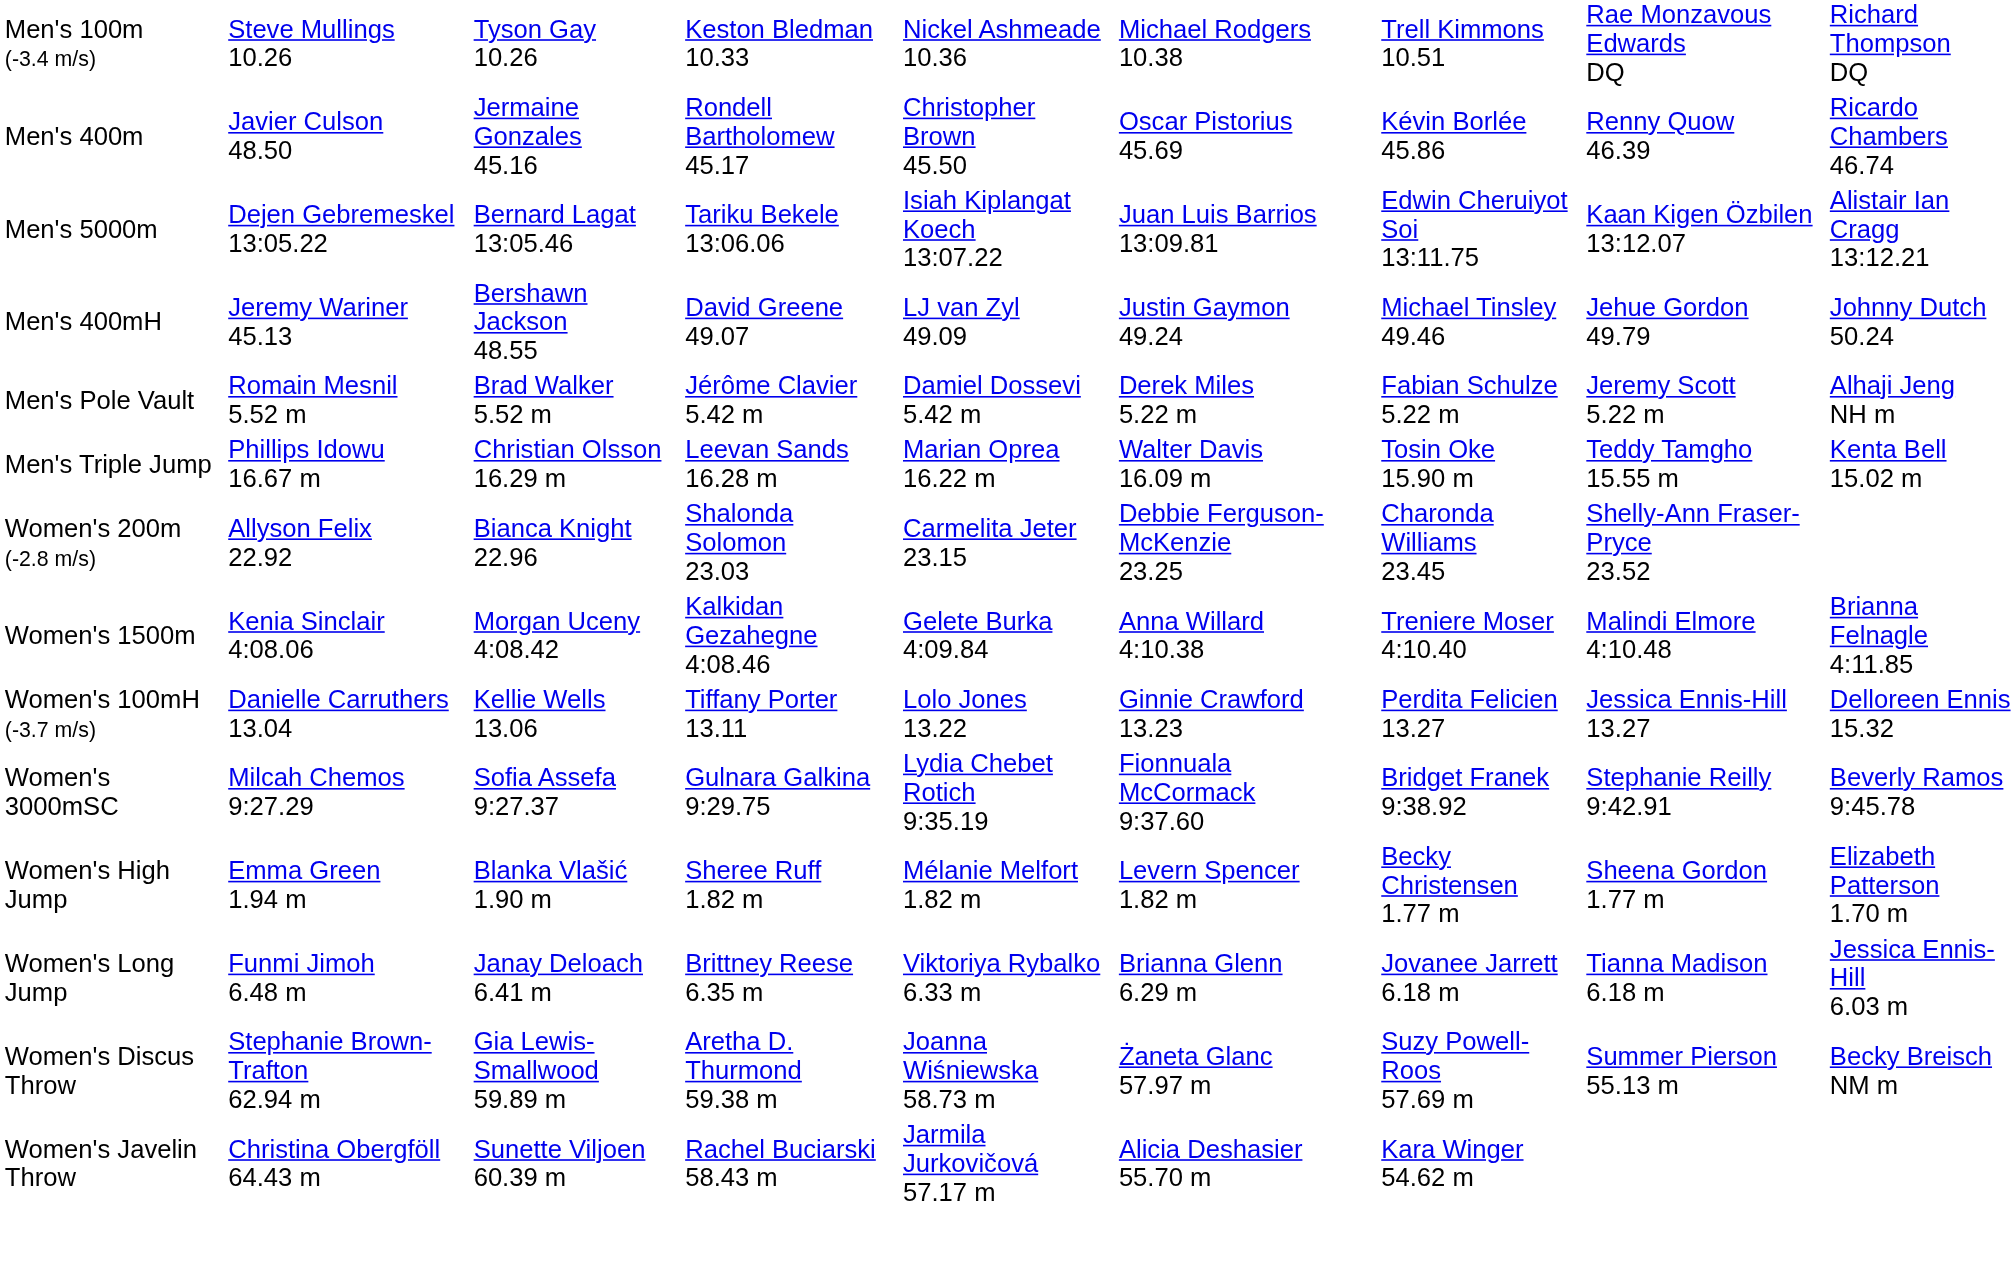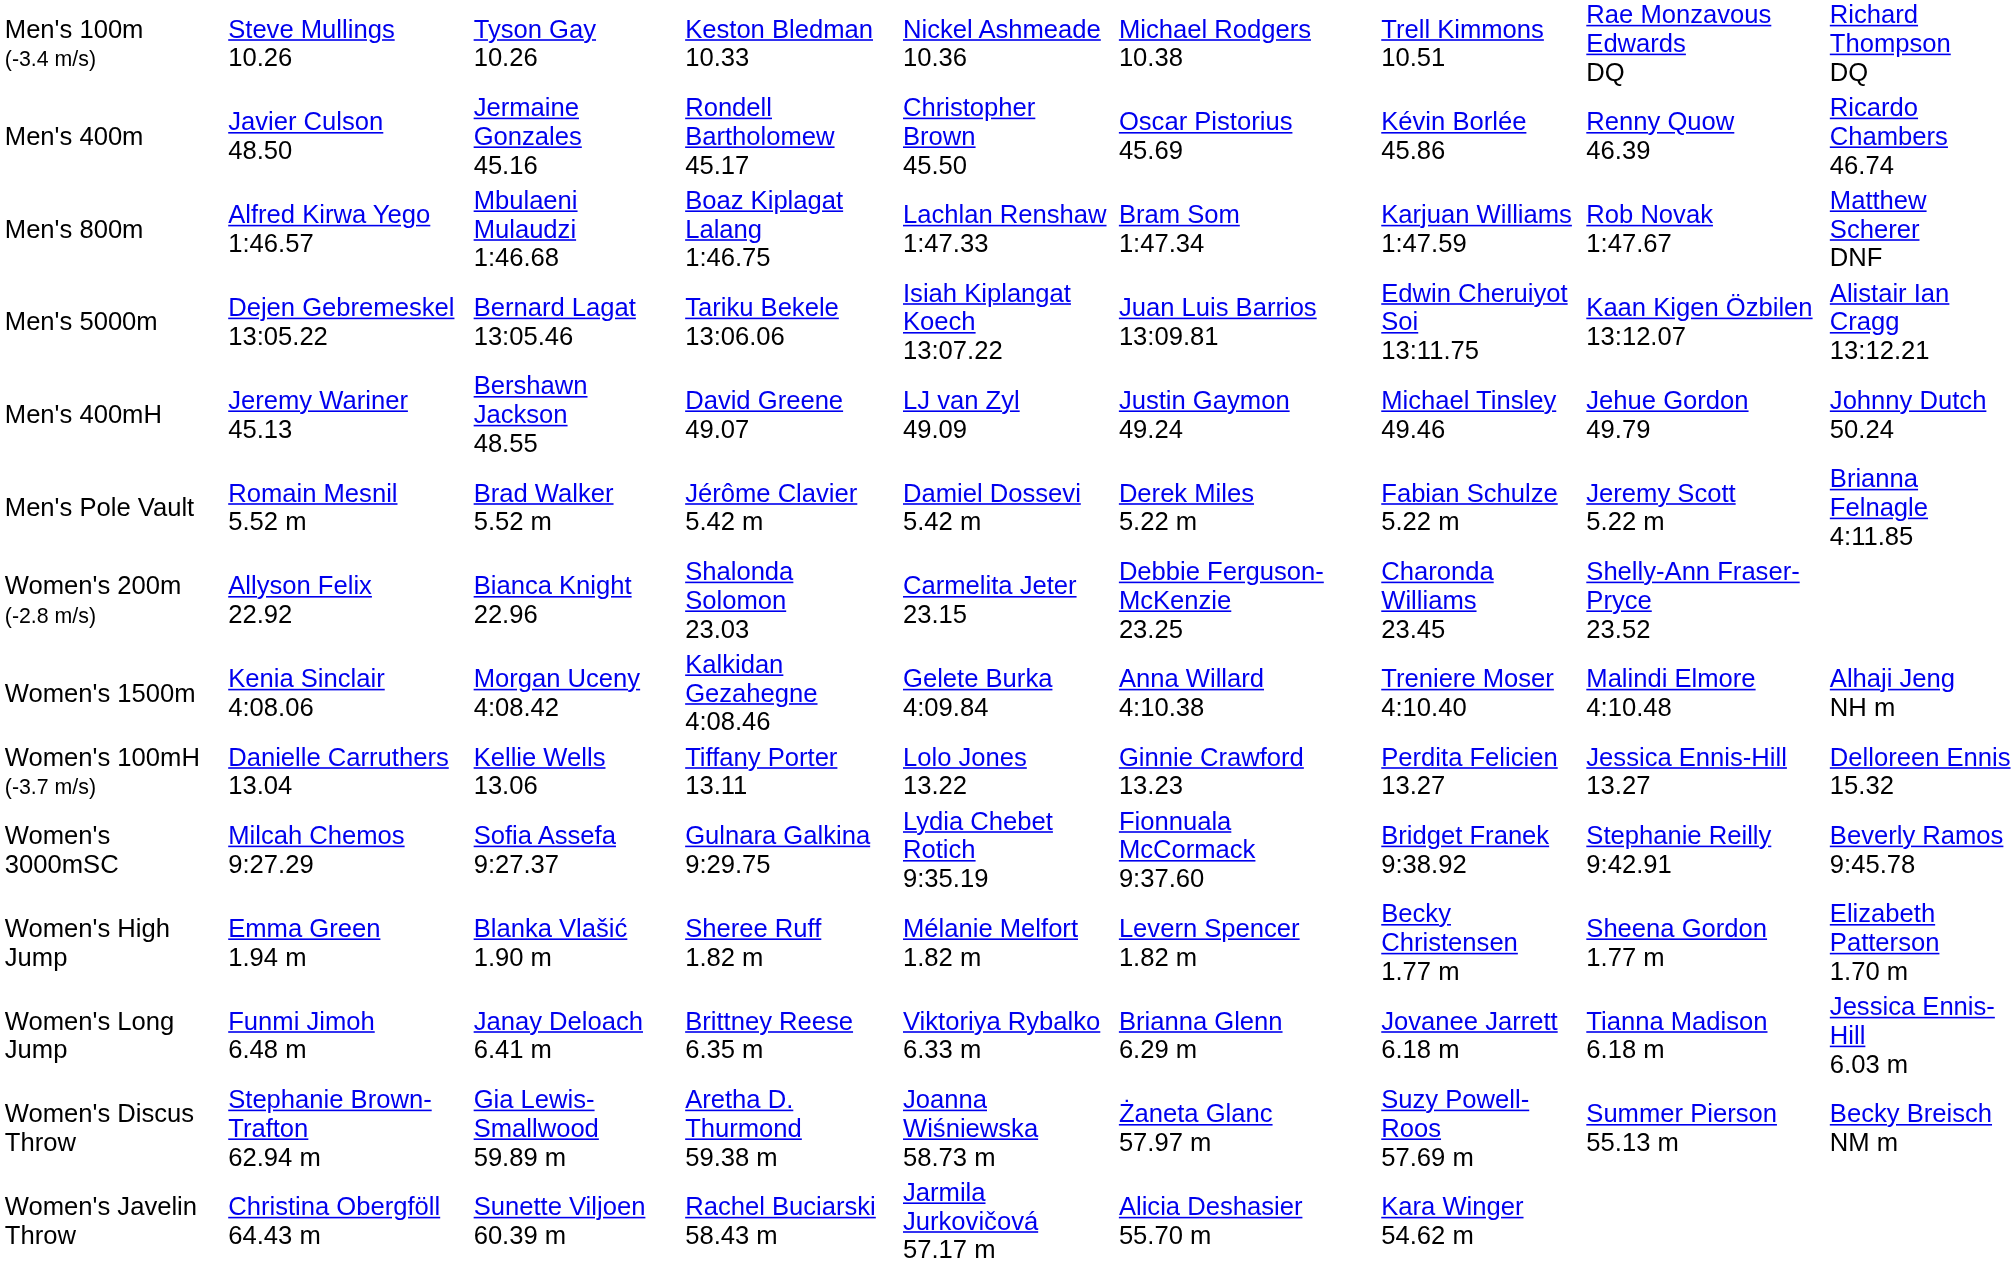+ row: (74, 229)
(1892, 400) Alhaji Jeng NH m -> (1879, 507) Brianna Felnagle 4:11.85
- row: (108, 464)
(1879, 635) Brianna Felnagle 4:11.85 -> (1892, 693) Alhaji Jeng NH m
